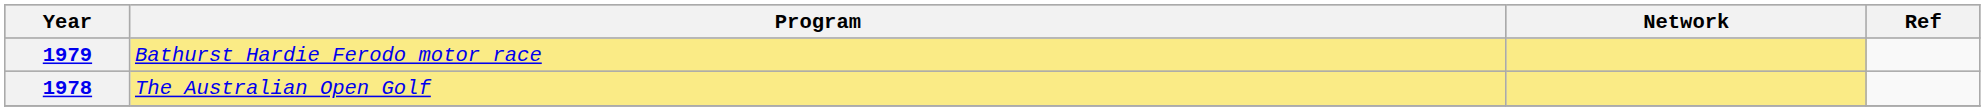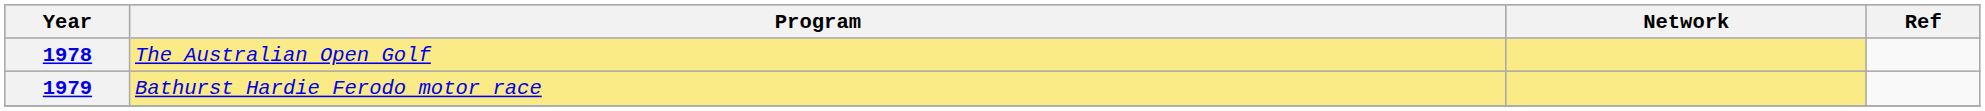rows swapped: (67, 88) <-> (67, 55)
